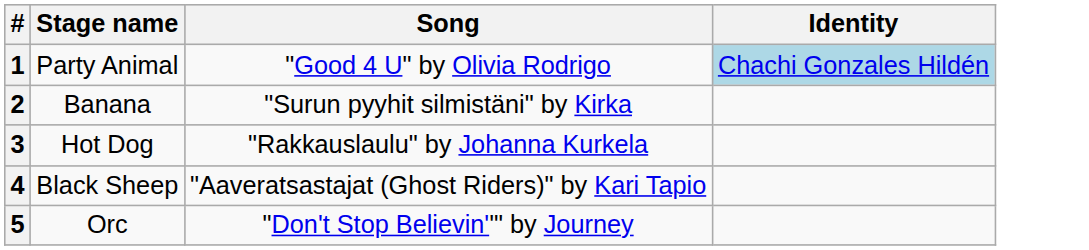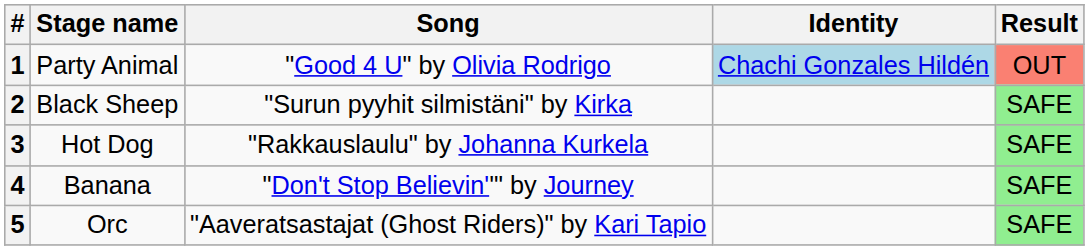+ column: (1039, 24)
(107, 104) Banana -> (107, 104) Black Sheep
(107, 184) Black Sheep -> (107, 184) Banana
(448, 184) "Aaveratsastajat (Ghost Riders)" by Kari Tapio -> (448, 184) "Don't Stop Believin''" by Journey
(448, 225) "Don't Stop Believin''" by Journey -> (448, 225) "Aaveratsastajat (Ghost Riders)" by Kari Tapio
